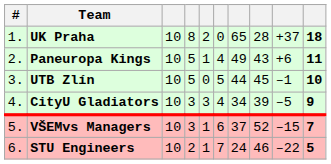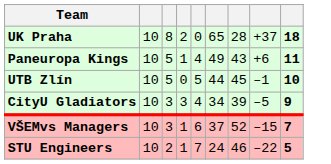- column: (16, 15)
